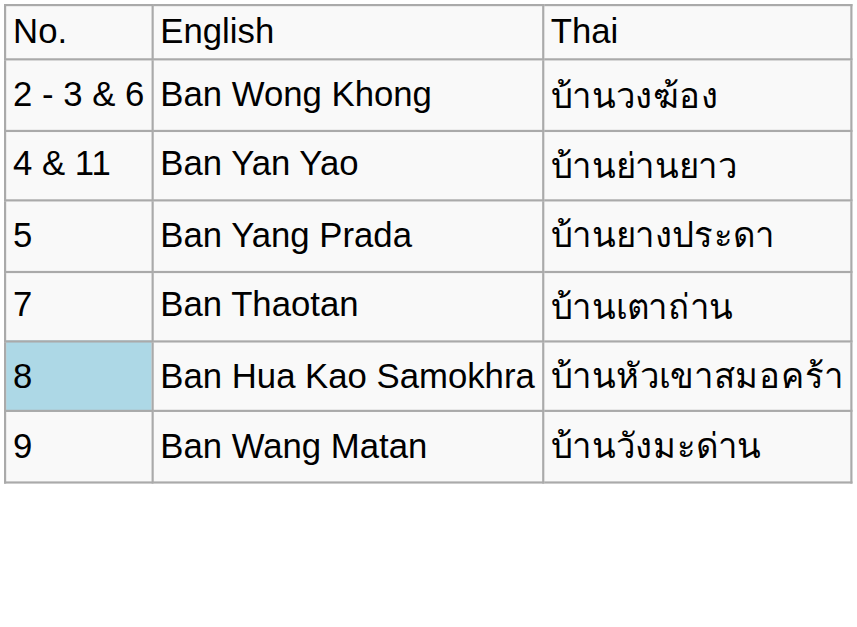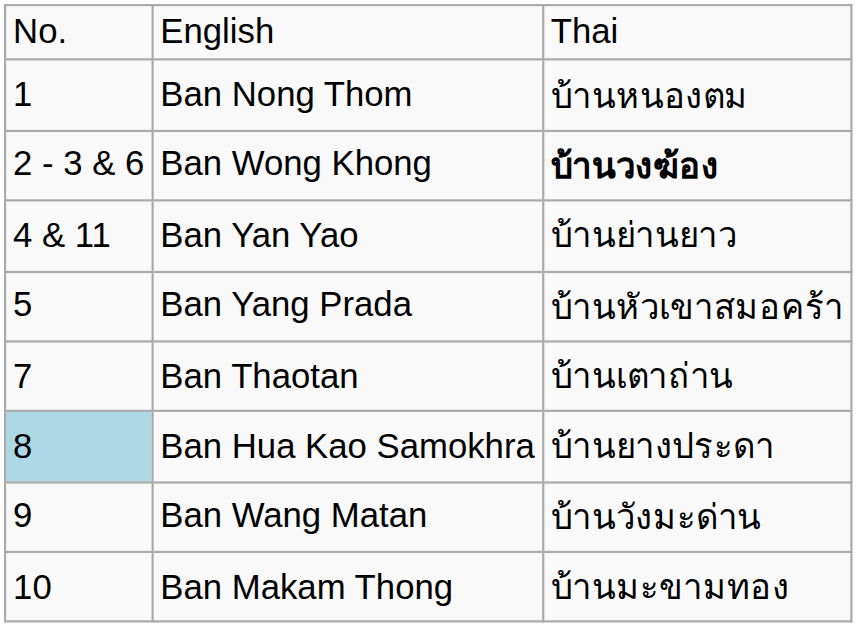+ row: (286, 94)
(634, 95) normal -> (634, 166) bold
(663, 236) บ้านยางประดา -> (697, 306) บ้านหัวเขาสมอคร้า
(697, 376) บ้านหัวเขาสมอคร้า -> (663, 447) บ้านยางประดา
+ row: (307, 586)
